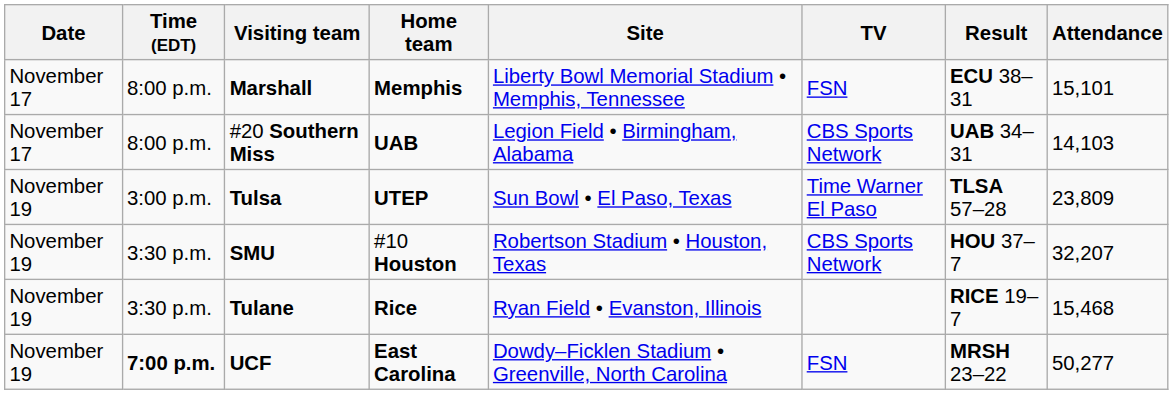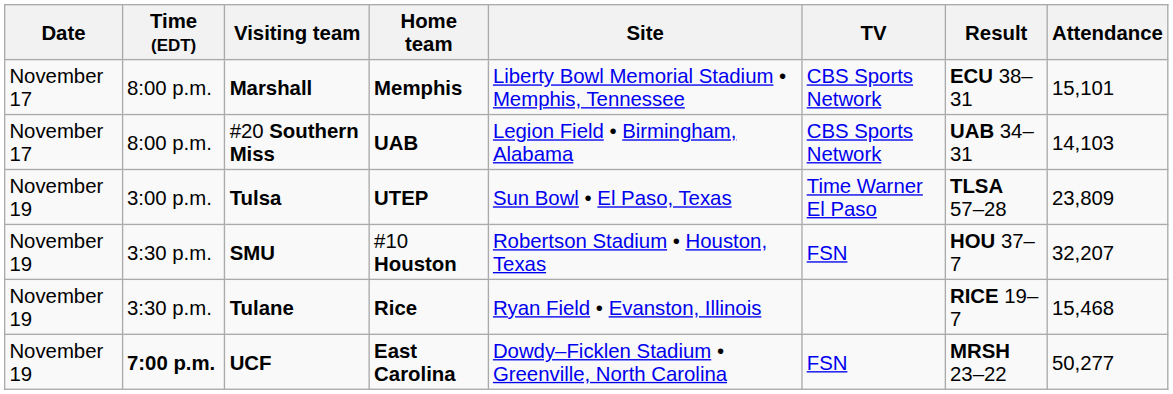(827, 87) FSN -> (860, 87) CBS Sports Network
(860, 252) CBS Sports Network -> (827, 252) FSN
